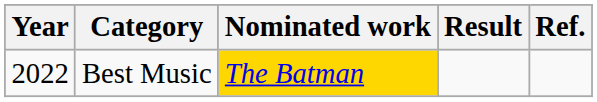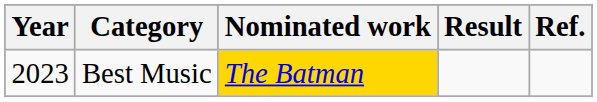(40, 72) 2022 -> (40, 72) 2023
